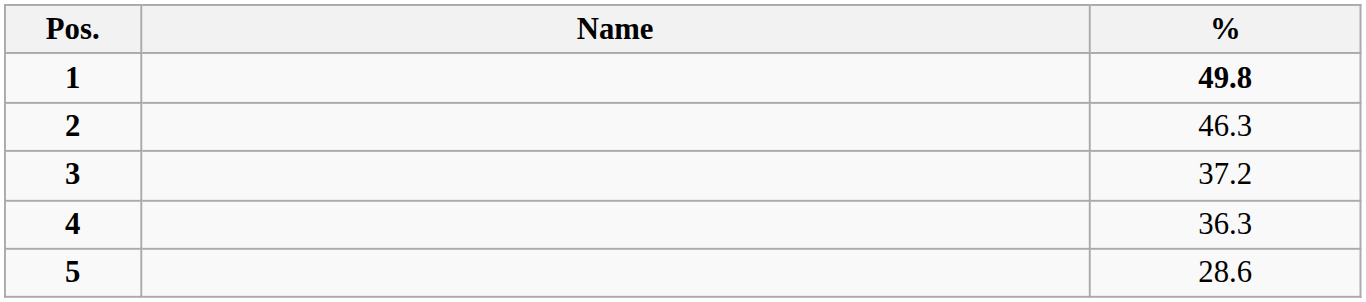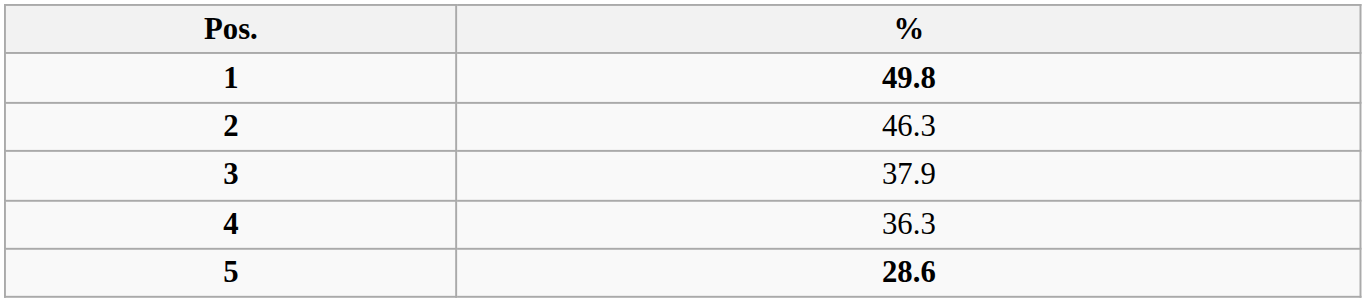- column: (615, 28)
(1225, 175) 37.2 -> (909, 175) 37.9
(1225, 272) normal -> (909, 272) bold
